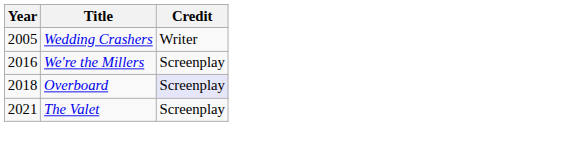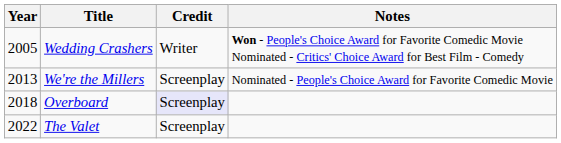+ column: (392, 16)
(23, 62) 2016 -> (23, 79) 2013
(23, 109) 2021 -> (23, 126) 2022
